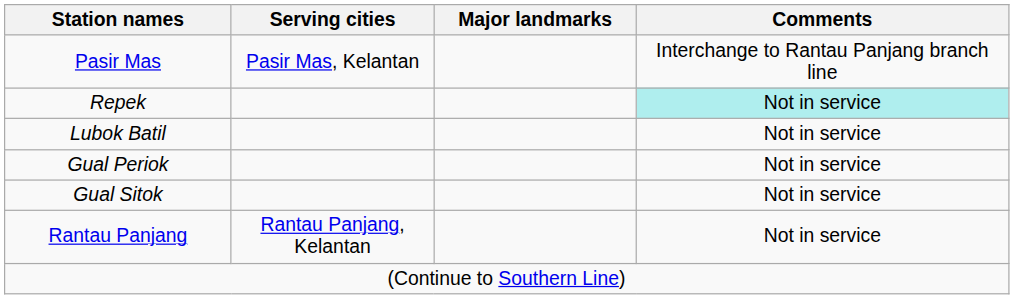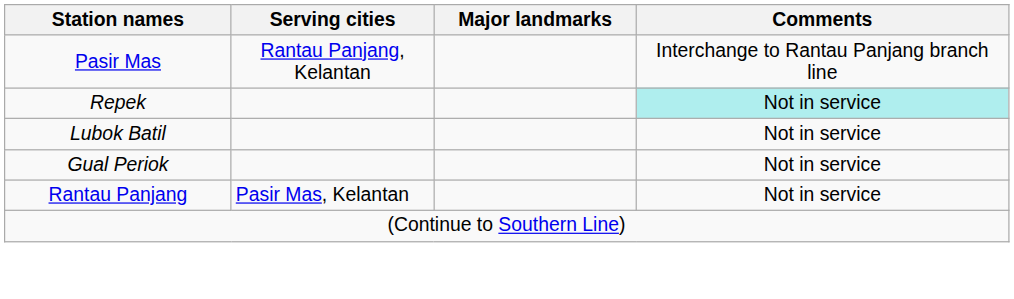(333, 61) Pasir Mas, Kelantan -> (333, 61) Rantau Panjang, Kelantan
- row: (118, 195)
(333, 236) Rantau Panjang, Kelantan -> (322, 195) Pasir Mas, Kelantan
